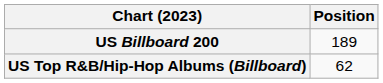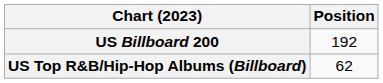(344, 41) 189 -> (344, 41) 192
